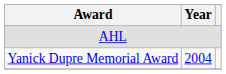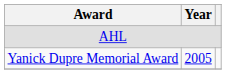(198, 58) 2004 -> (198, 58) 2005
